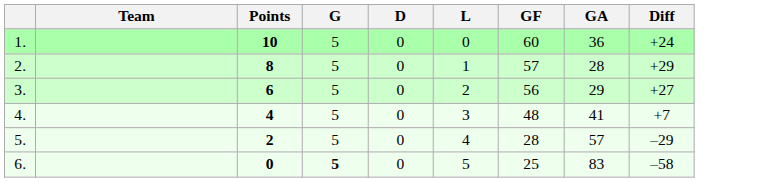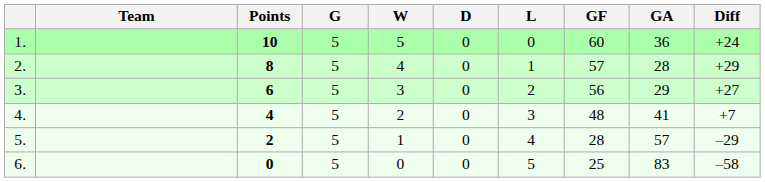+ column: (400, 16)
(335, 164) bold -> (335, 164) normal
